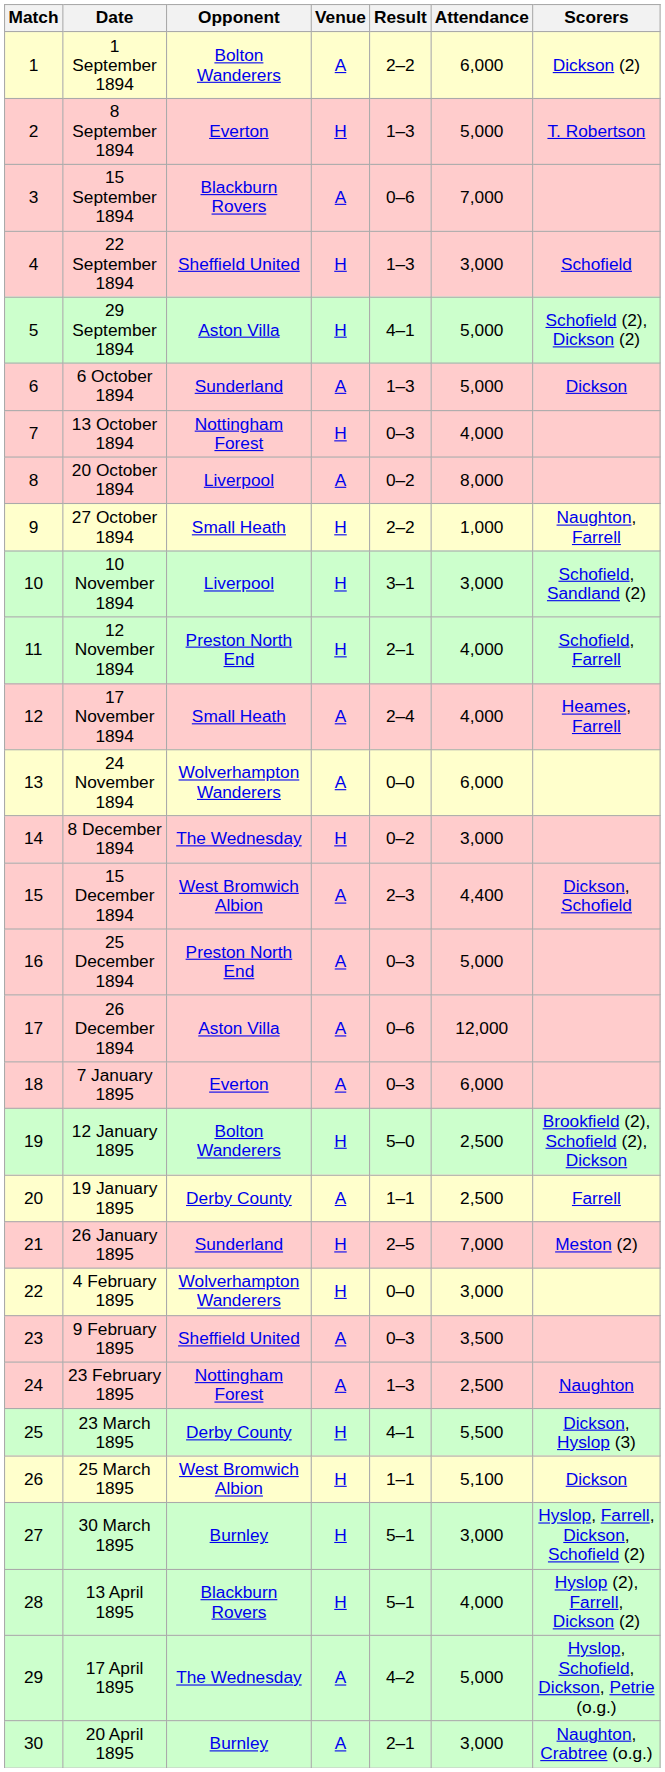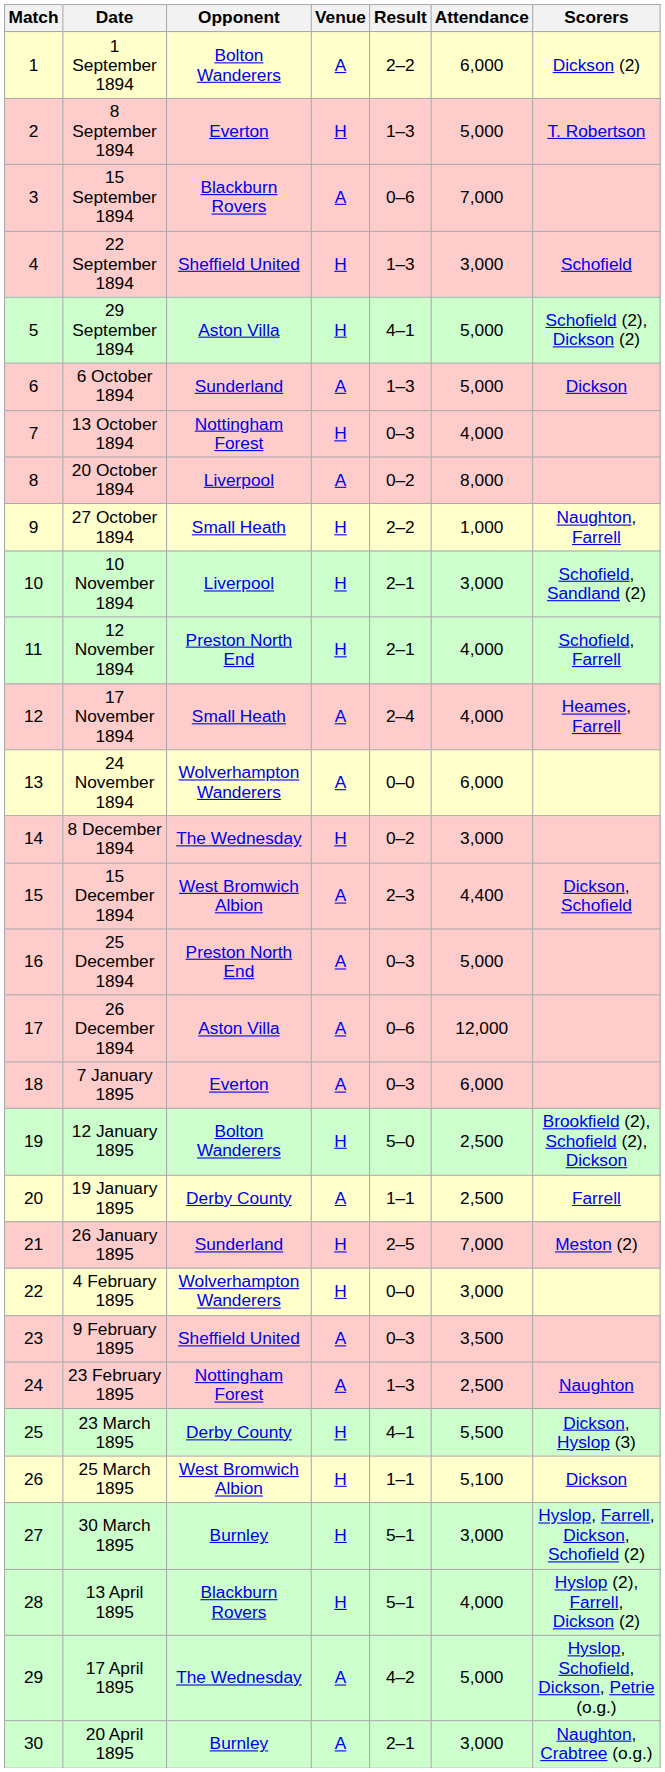(400, 583) 3–1 -> (400, 583) 2–1
